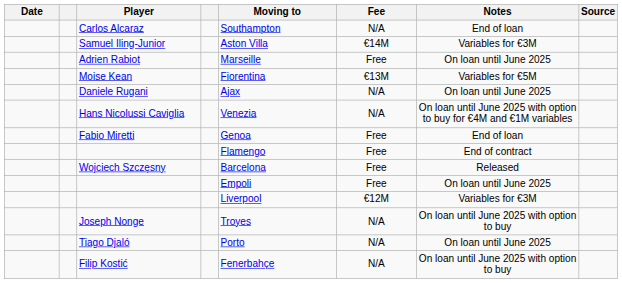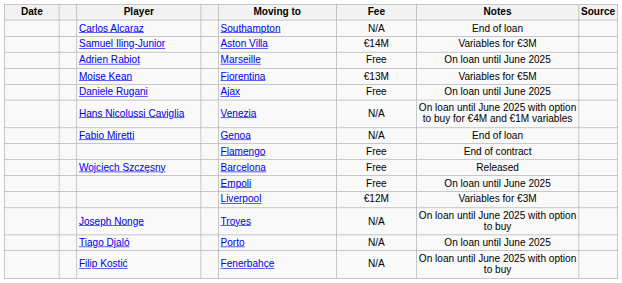(376, 92) N/A -> (376, 92) Free
(376, 135) Free -> (376, 135) N/A
